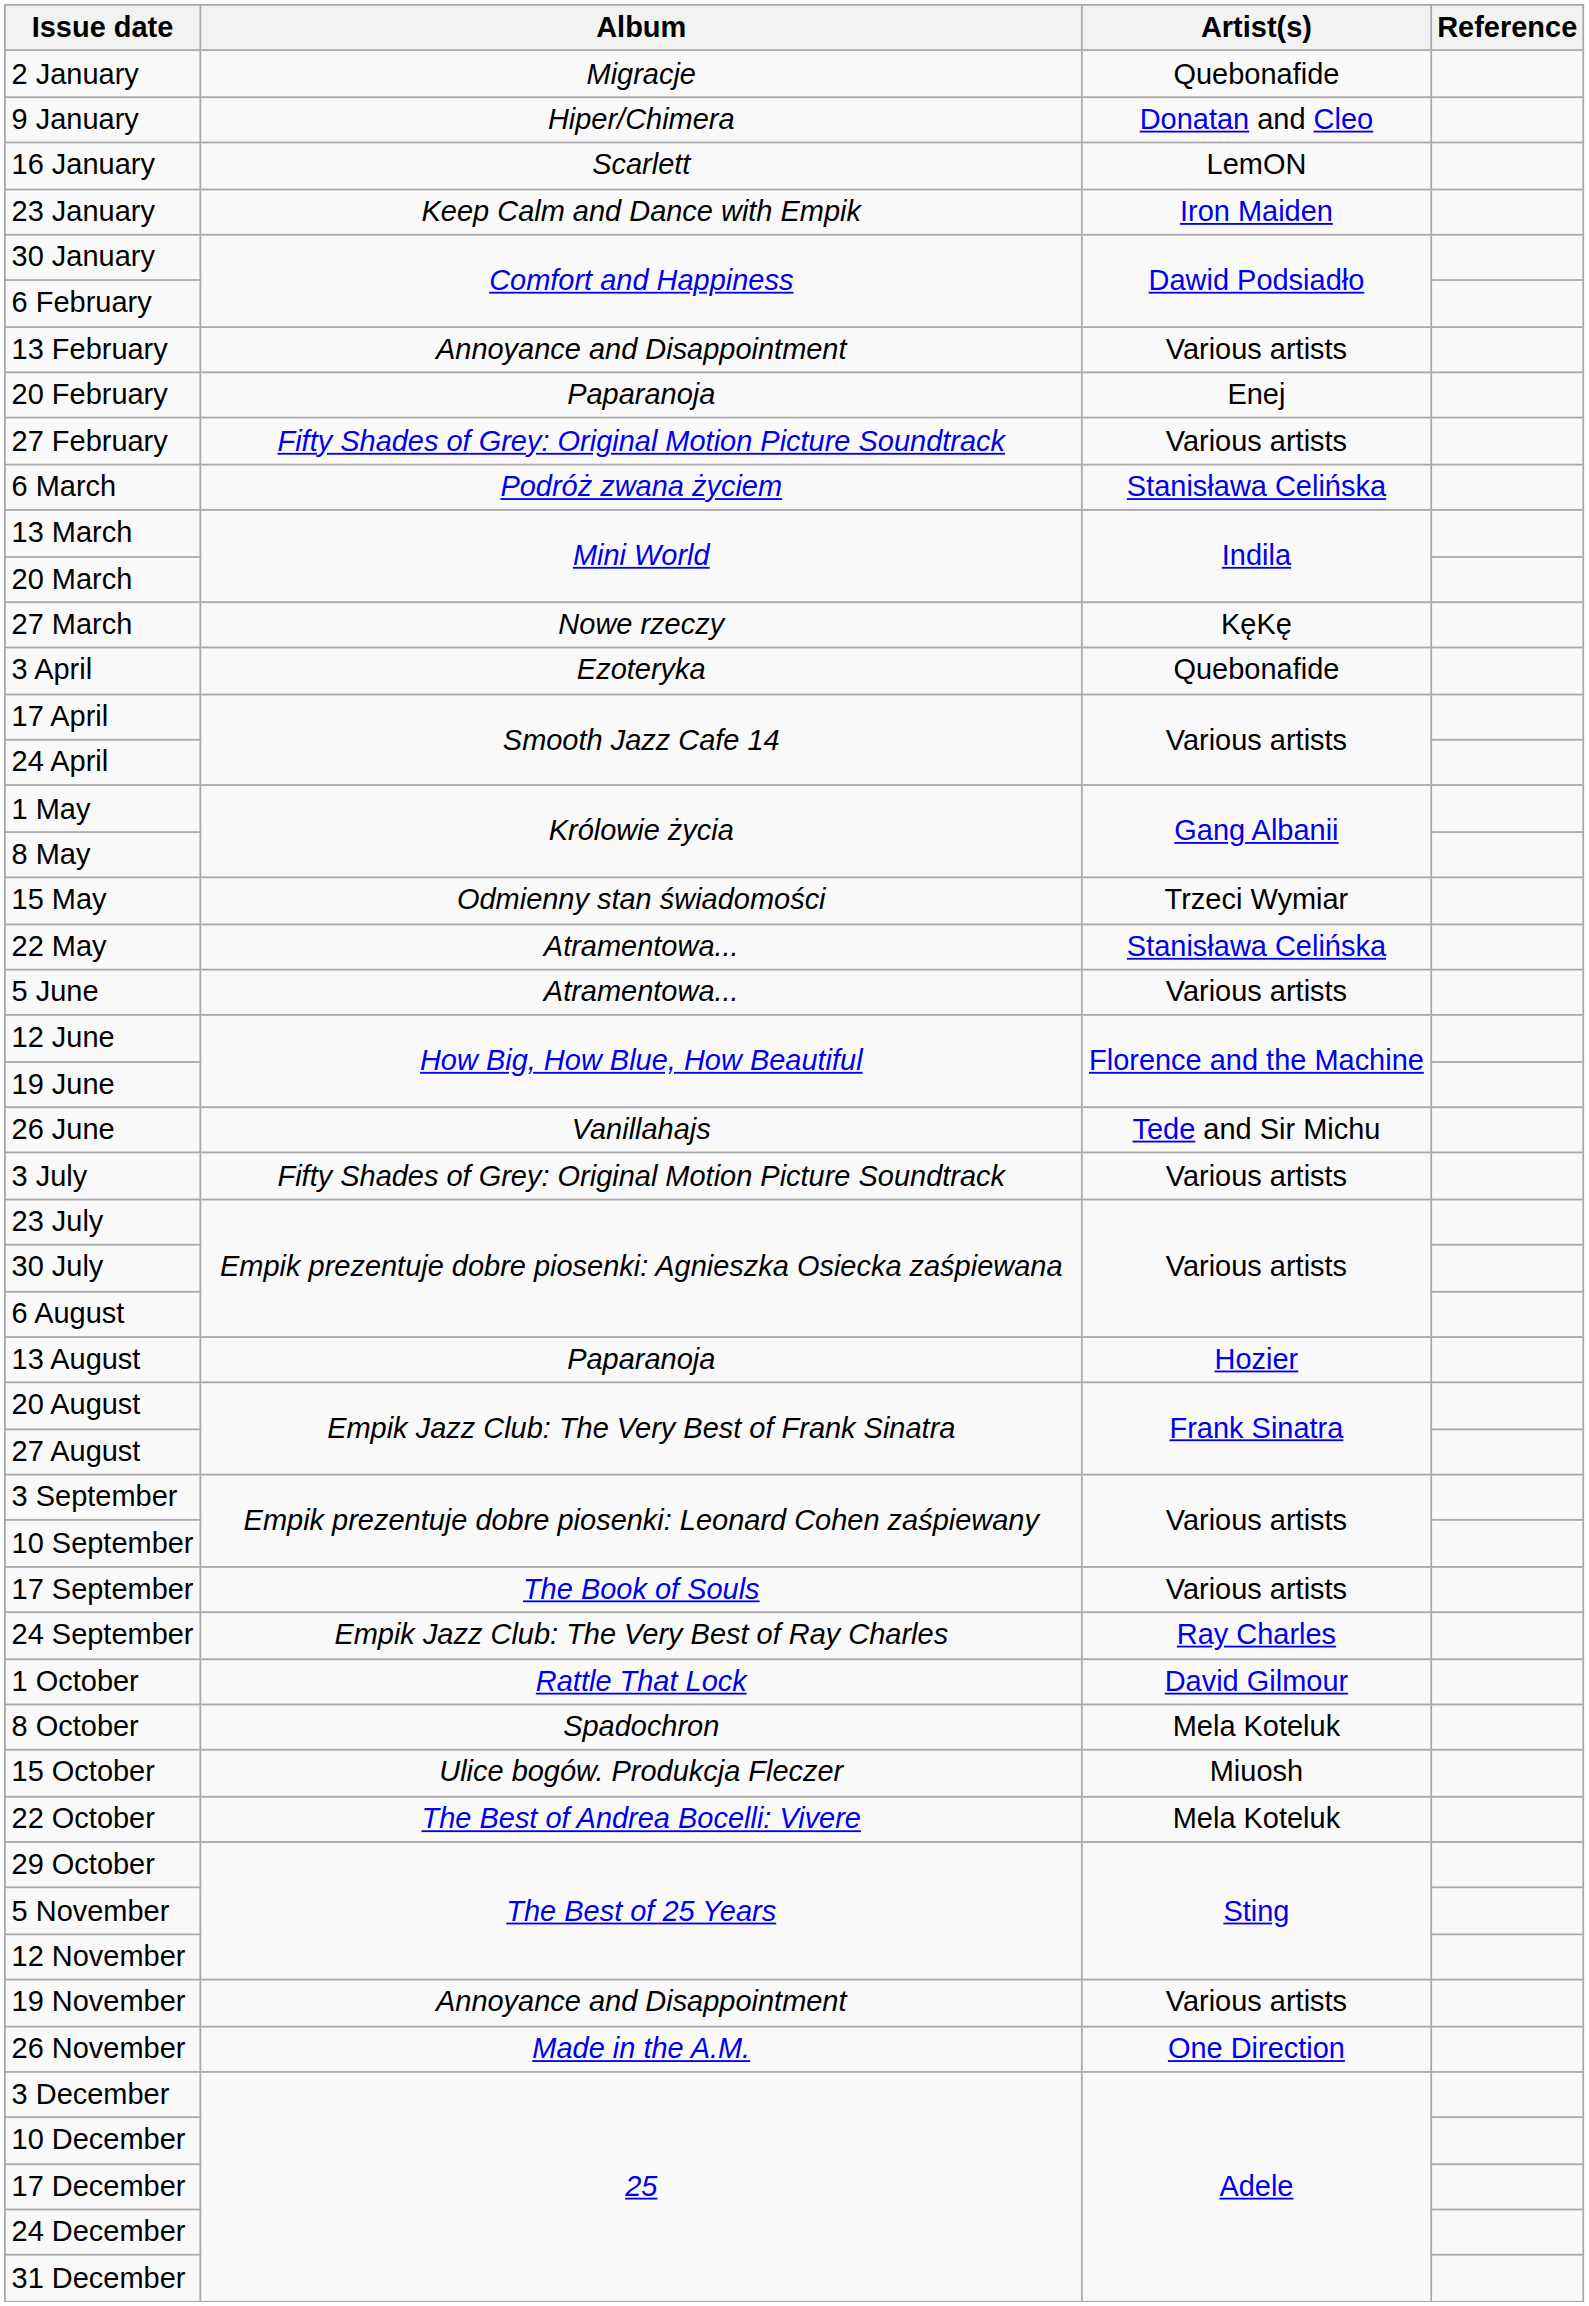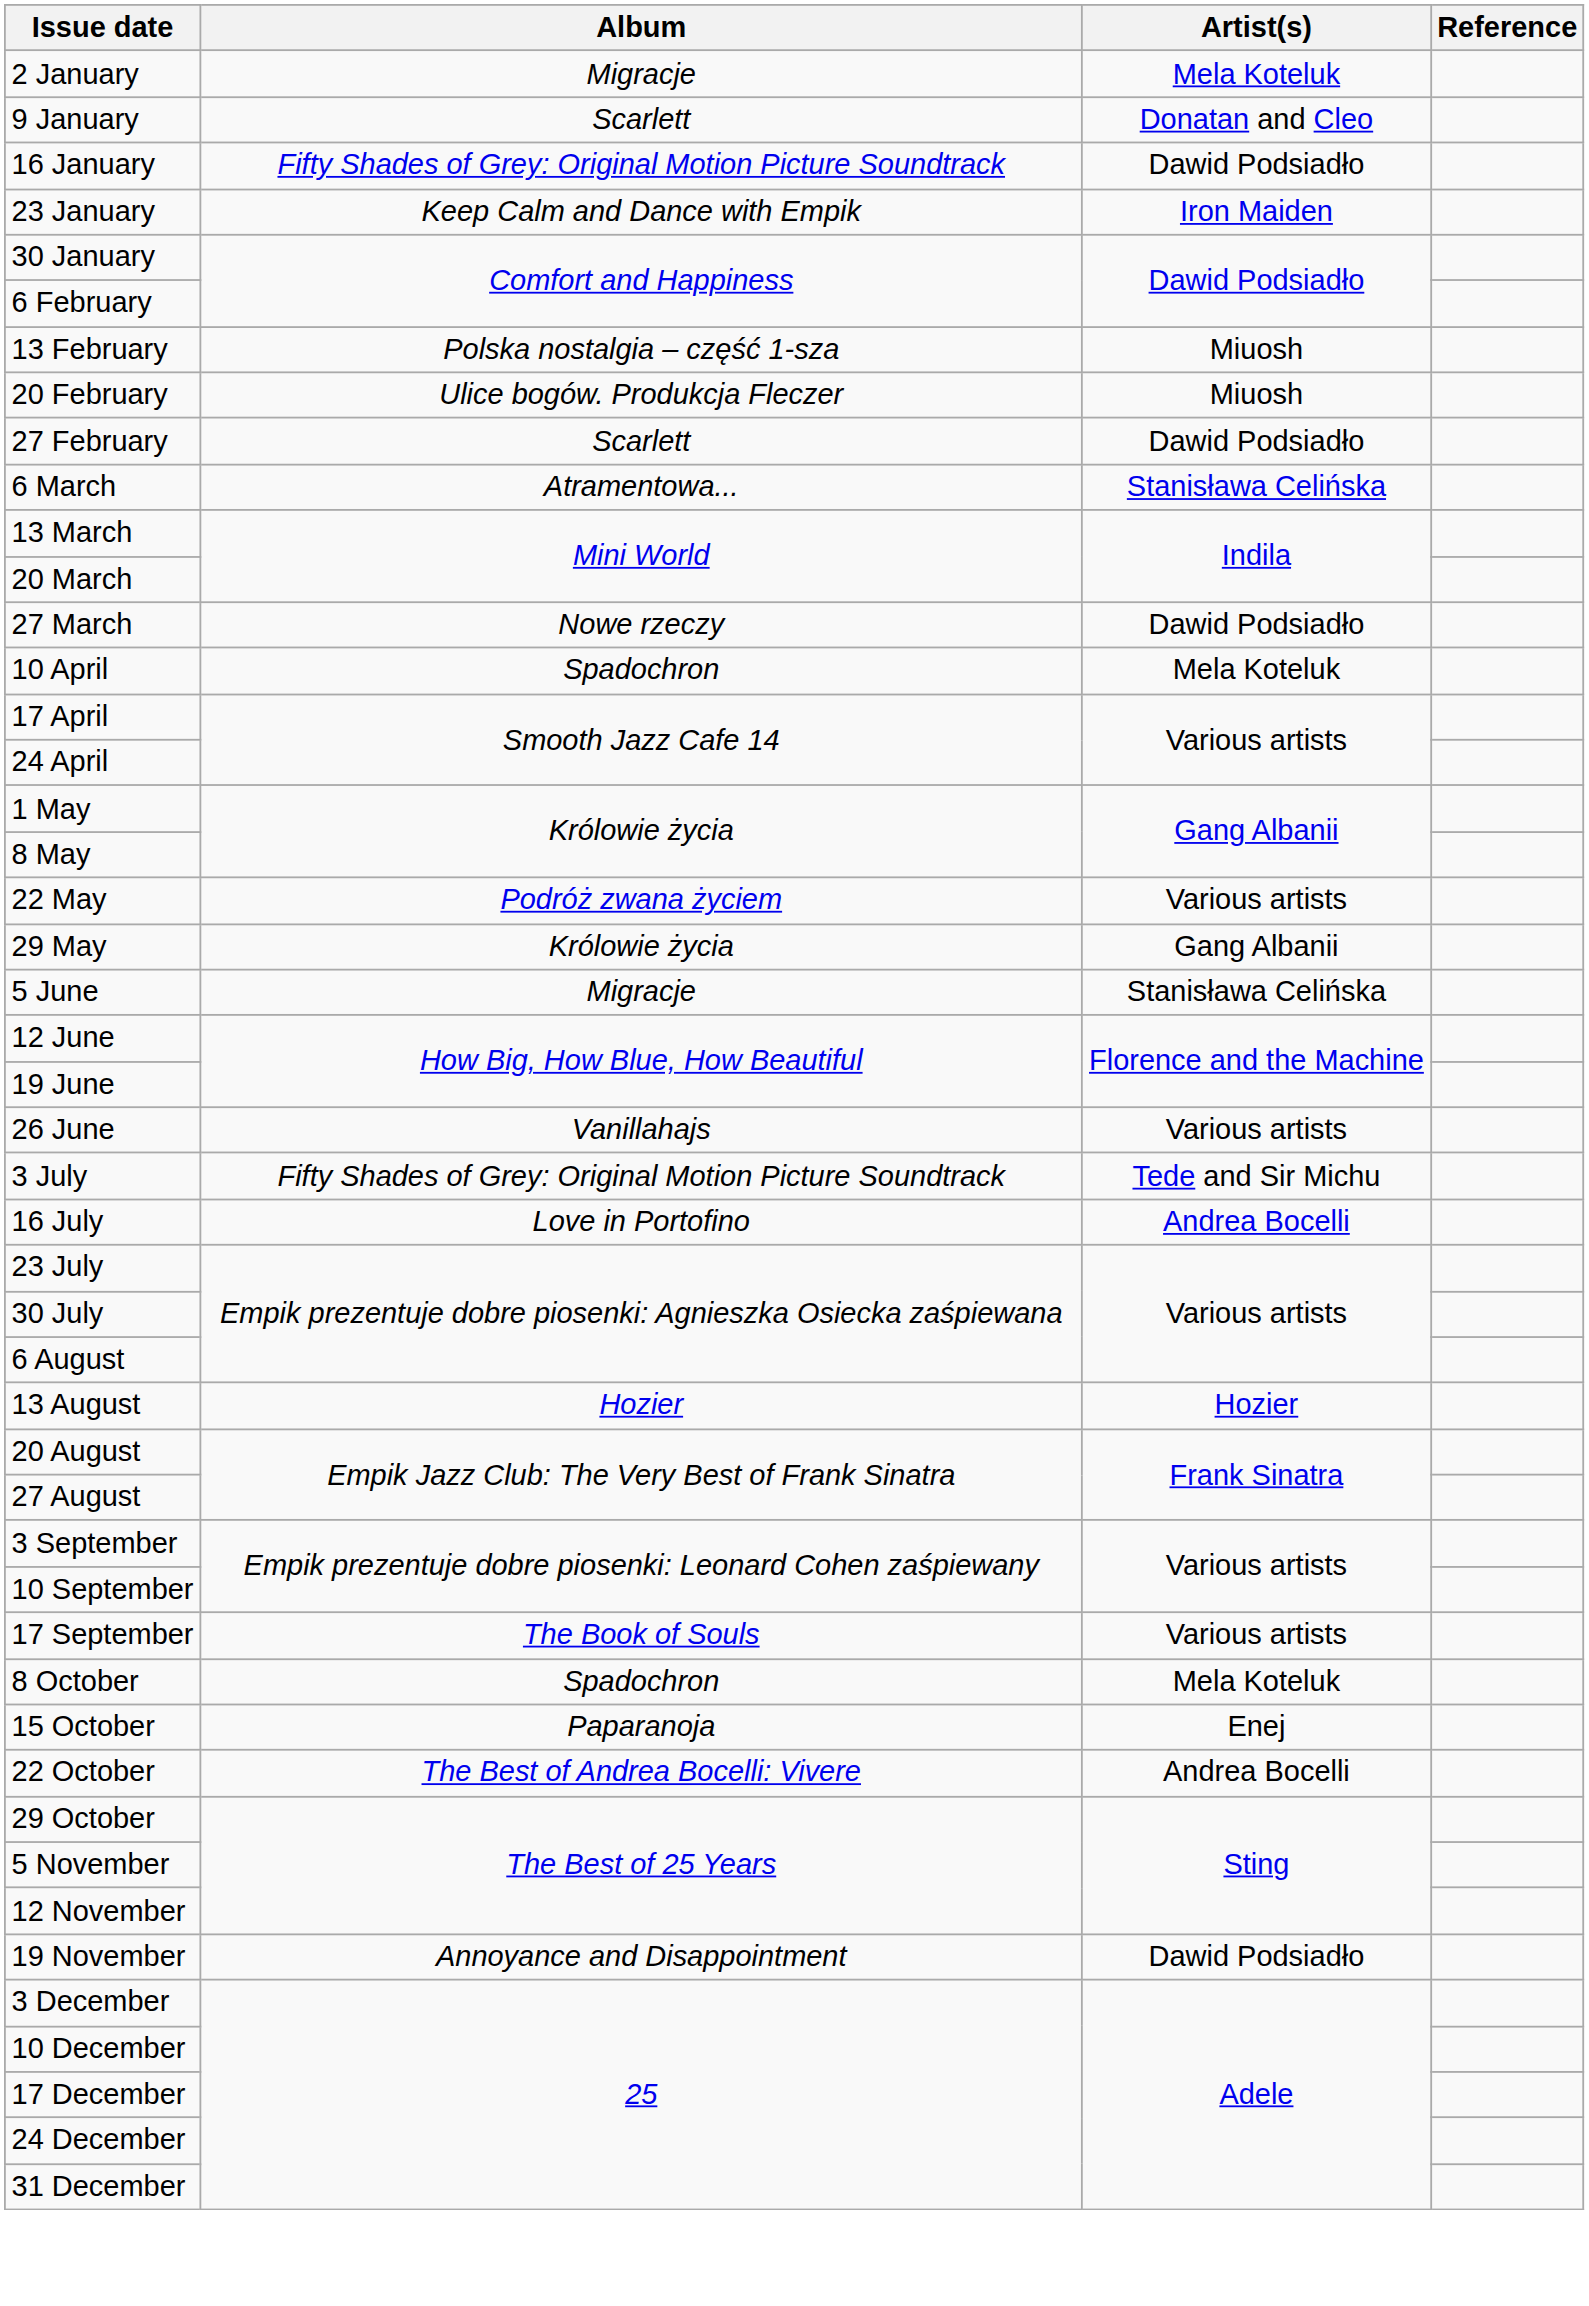(1256, 73) Quebonafide -> (1256, 73) Mela Koteluk
(641, 119) Hiper/Chimera -> (641, 119) Scarlett
(641, 165) Scarlett -> (641, 165) Fifty Shades of Grey: Original Motion Picture Soundtrack
(1256, 165) LemON -> (1256, 165) Dawid Podsiadło
(641, 348) Annoyance and Disappointment -> (641, 348) Polska nostalgia – część 1-sza
(1256, 348) Various artists -> (1256, 348) Miuosh
(641, 394) Paparanoja -> (641, 394) Ulice bogów. Produkcja Fleczer
(1256, 394) Enej -> (1256, 394) Miuosh
(641, 440) Fifty Shades of Grey: Original Motion Picture Soundtrack -> (641, 440) Scarlett
(1256, 440) Various artists -> (1256, 440) Dawid Podsiadło
(641, 486) Podróż zwana życiem -> (641, 486) Atramentowa...
(1256, 624) KęKę -> (1256, 624) Dawid Podsiadło
- row: (52, 670)
+ row: (60, 670)
- row: (59, 900)
(641, 946) Atramentowa... -> (641, 900) Podróż zwana życiem
(1256, 946) Stanisława Celińska -> (1256, 900) Various artists
+ row: (59, 946)
(641, 991) Atramentowa... -> (641, 991) Migracje
(1256, 991) Various artists -> (1256, 991) Stanisława Celińska
(1256, 1129) Tede and Sir Michu -> (1256, 1129) Various artists
(1256, 1175) Various artists -> (1256, 1175) Tede and Sir Michu
+ row: (57, 1221)
(641, 1359) Paparanoja -> (641, 1405) Hozier
- row: (103, 1634)
- row: (75, 1680)
(641, 1772) Ulice bogów. Produkcja Fleczer -> (641, 1726) Paparanoja
(1256, 1772) Miuosh -> (1256, 1726) Enej
(1256, 1818) Mela Koteluk -> (1256, 1772) Andrea Bocelli
(1256, 2002) Various artists -> (1256, 1956) Dawid Podsiadło
- row: (99, 2048)
